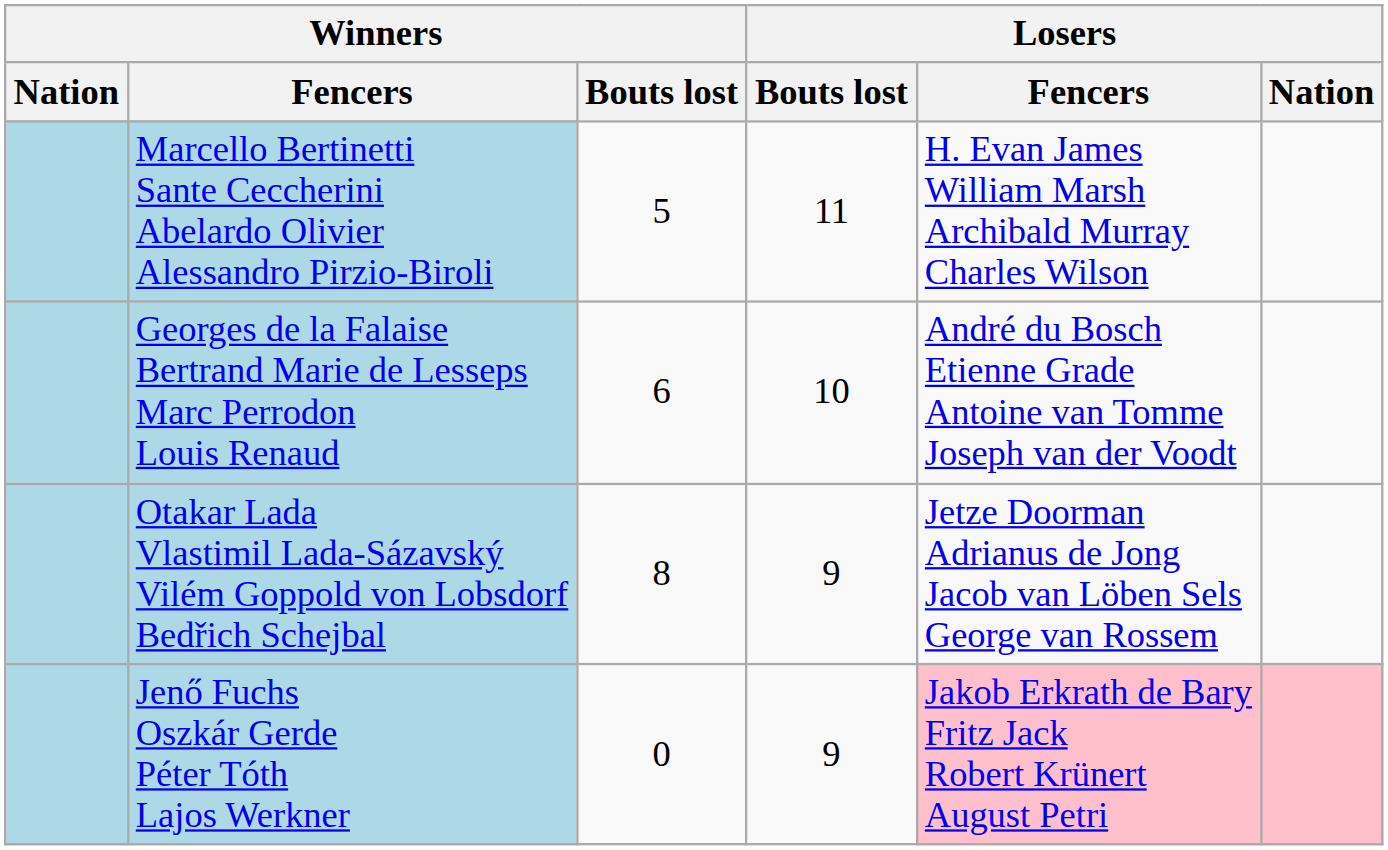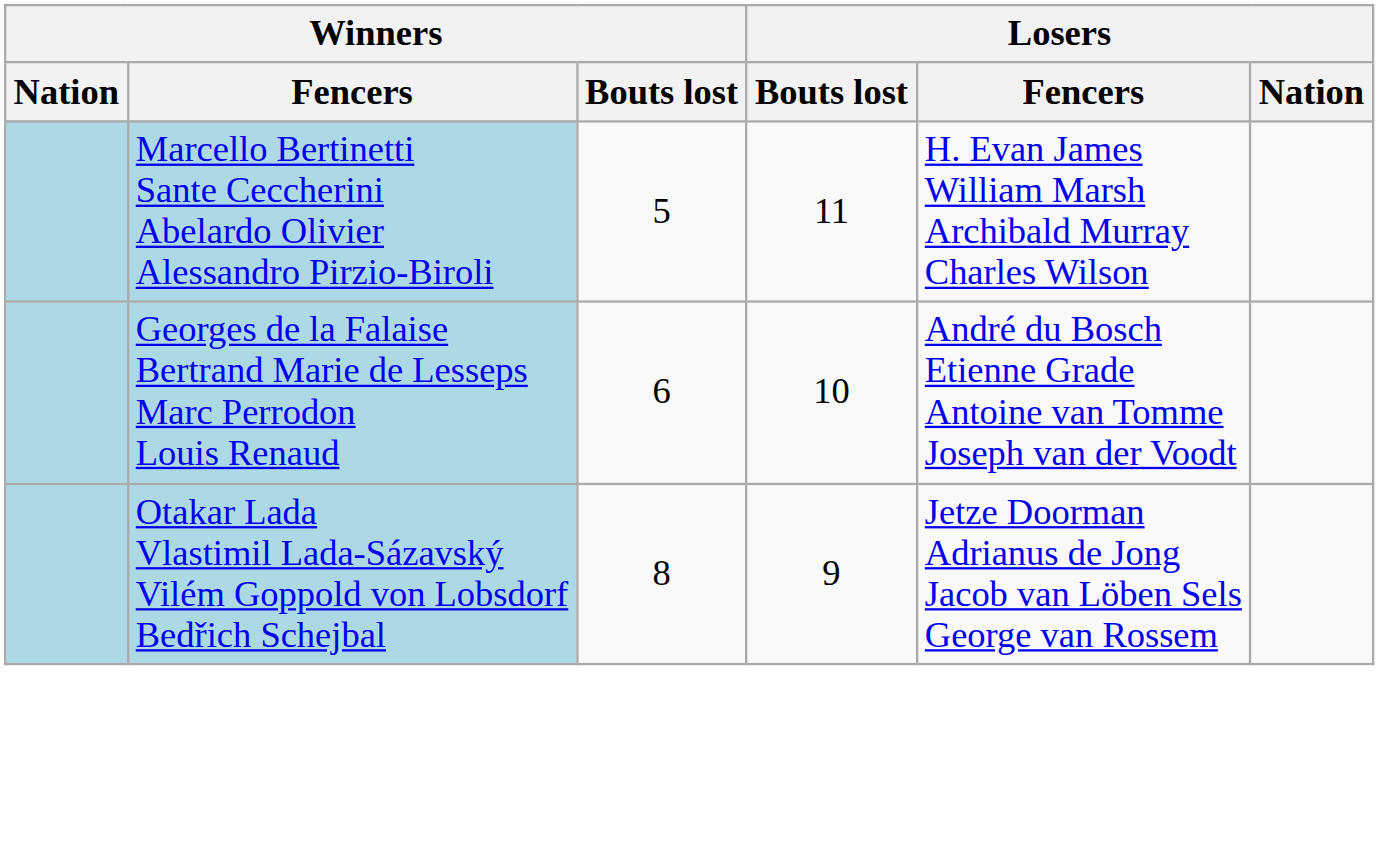- row: (243, 753)
